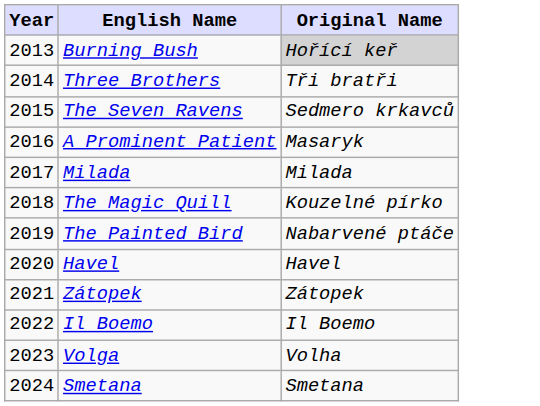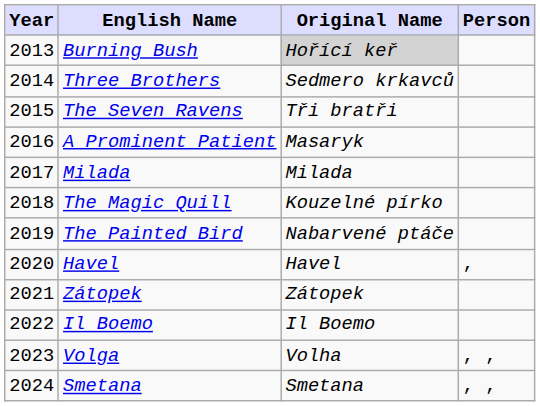+ column: (497, 20)
(342, 81) Tři bratři -> (370, 81) Sedmero krkavců
(370, 112) Sedmero krkavců -> (342, 112) Tři bratři
